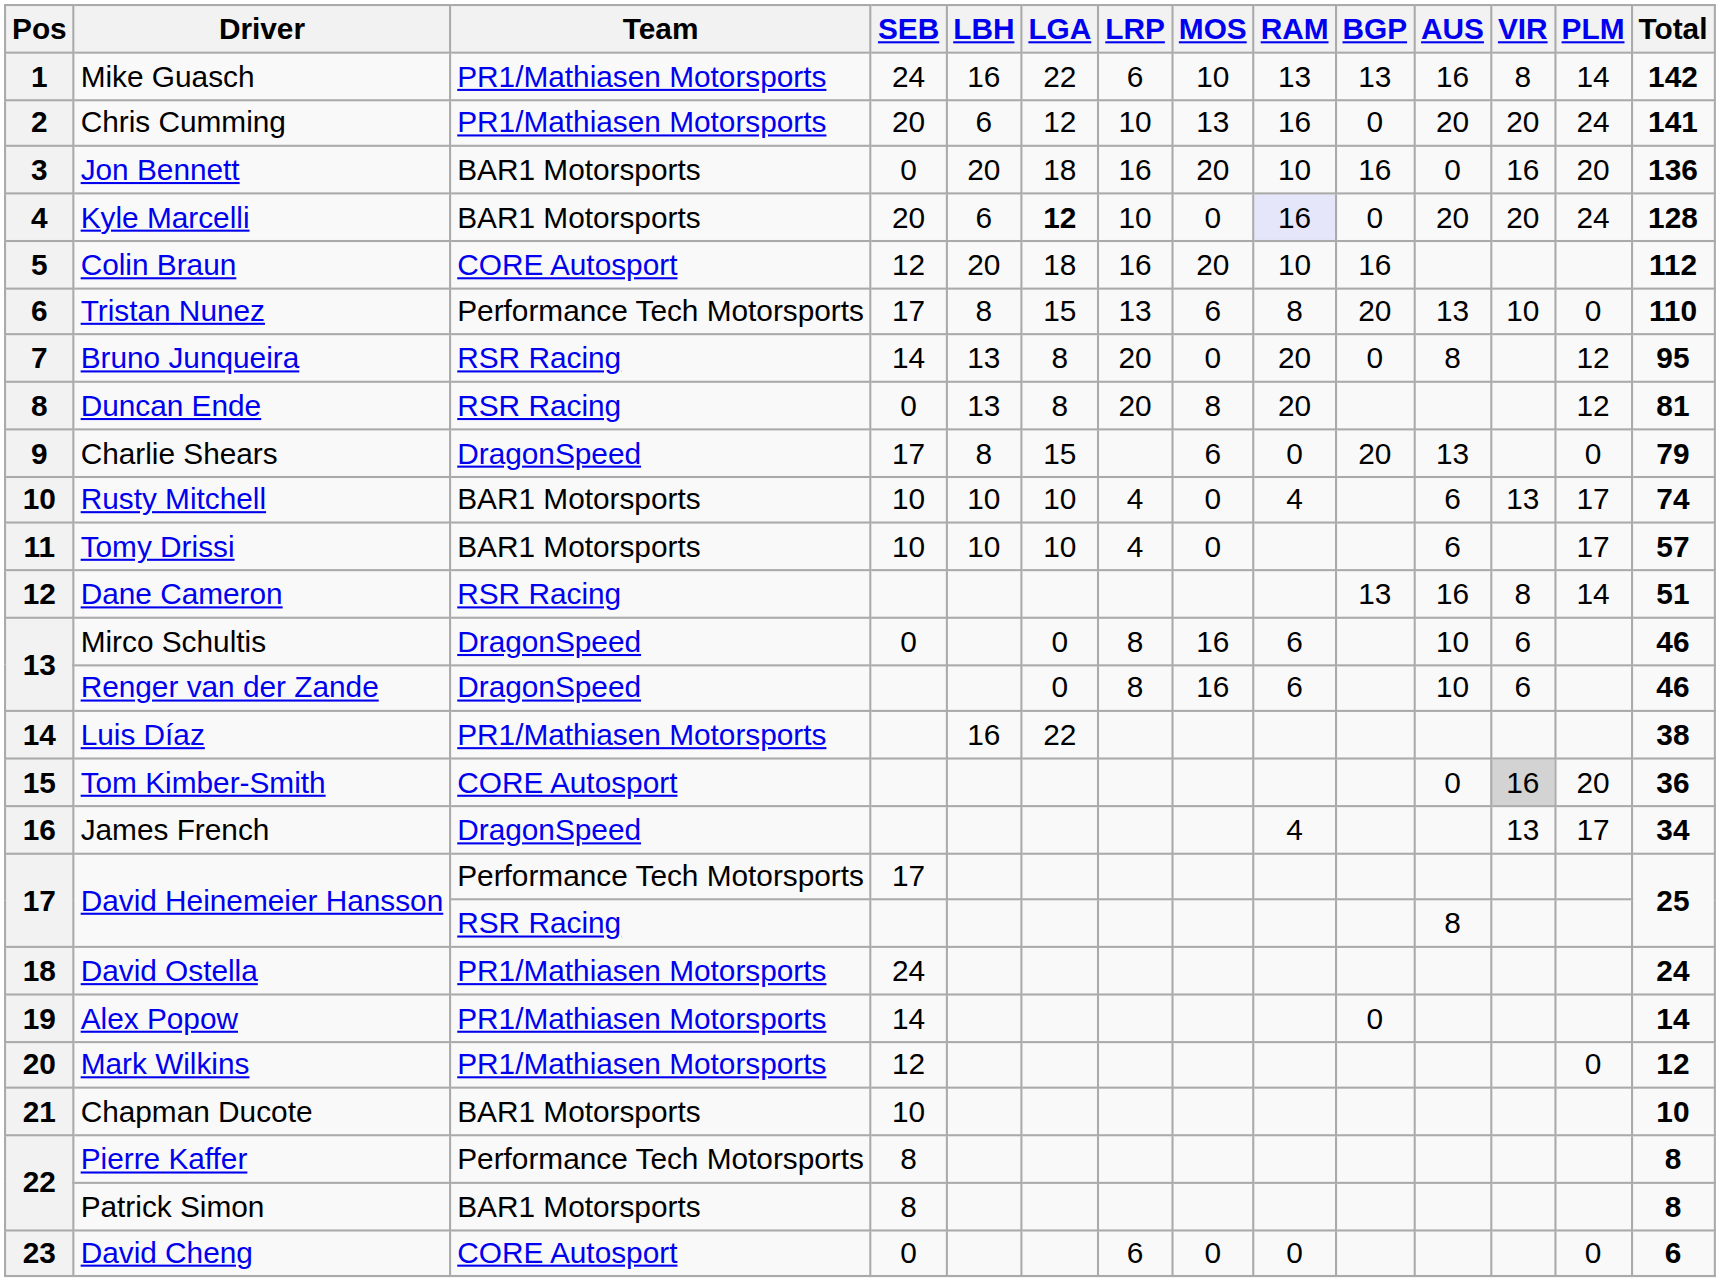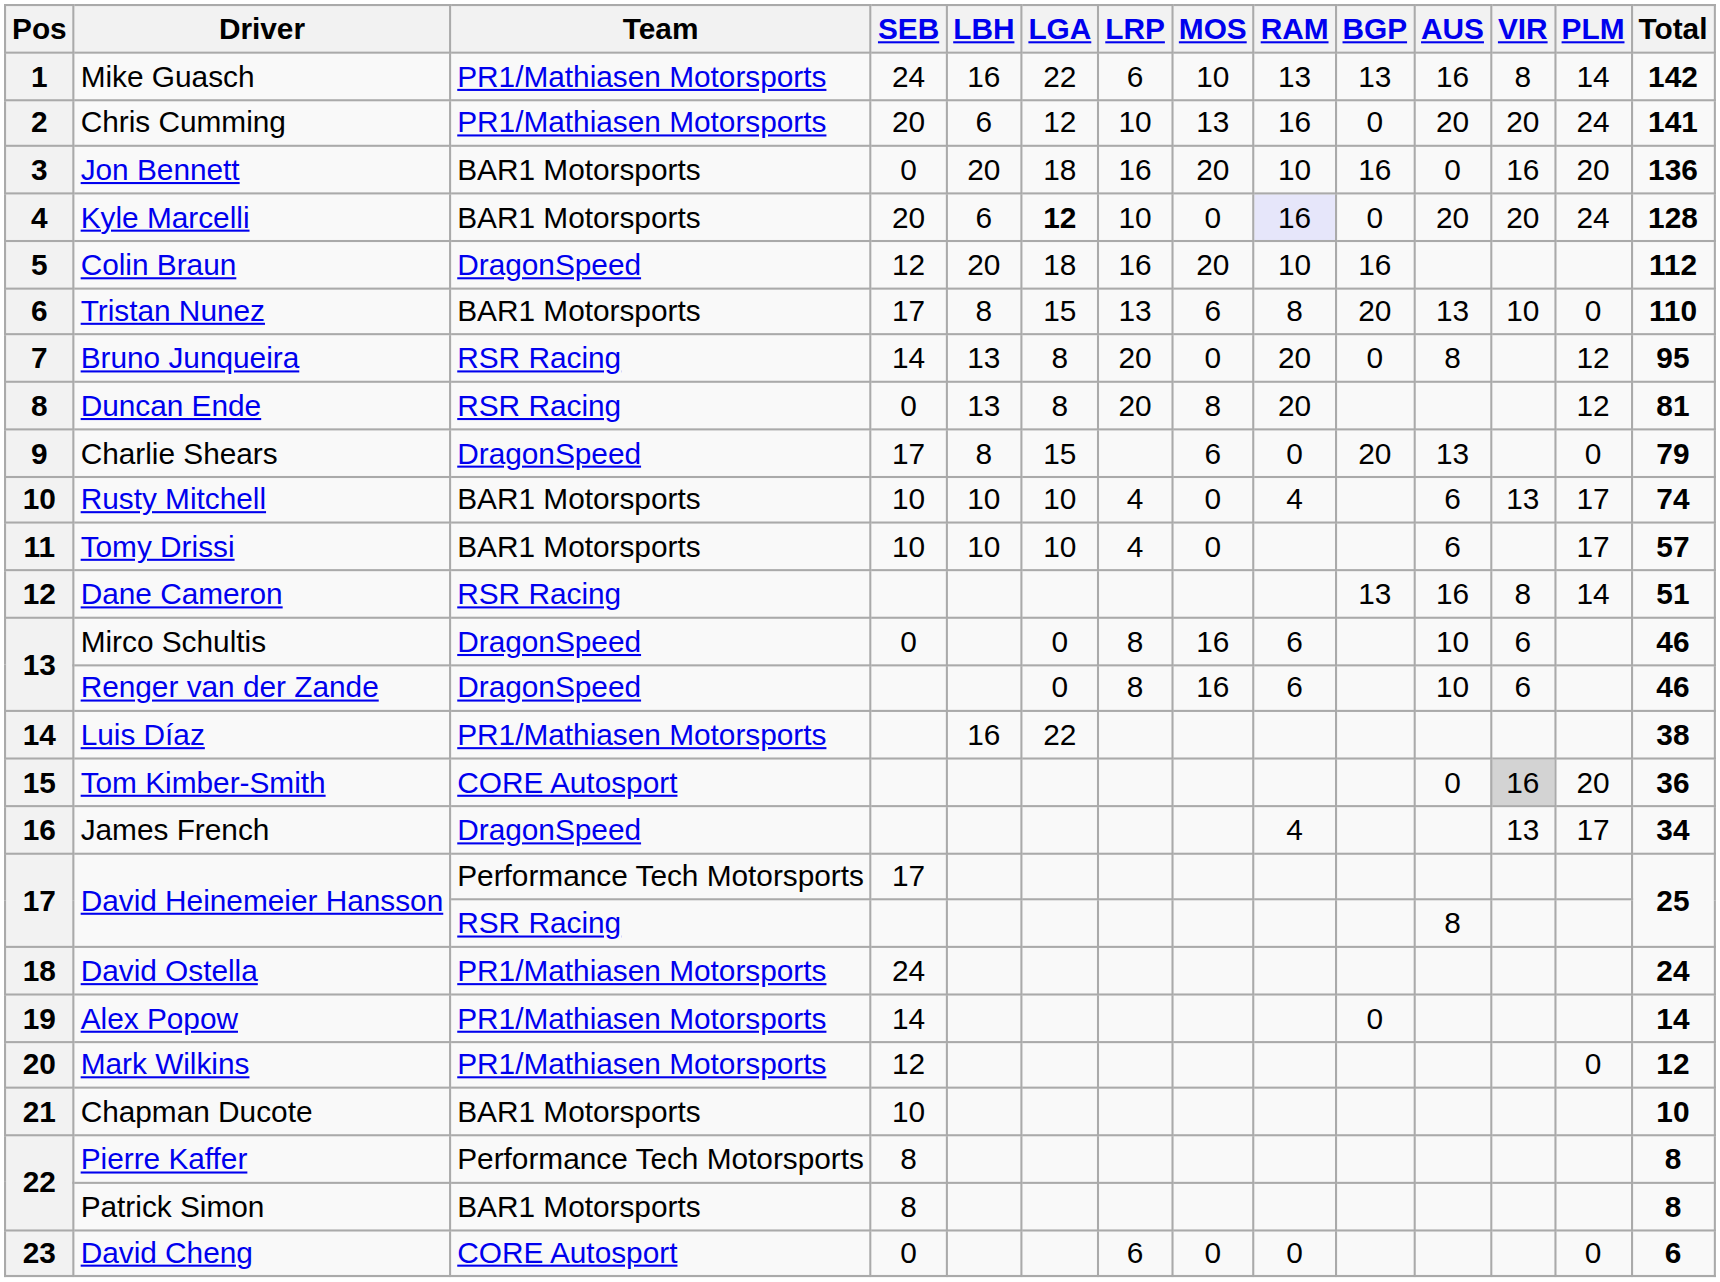(567, 264) CORE Autosport -> (549, 264) DragonSpeed
(661, 312) Performance Tech Motorsports -> (579, 312) BAR1 Motorsports
